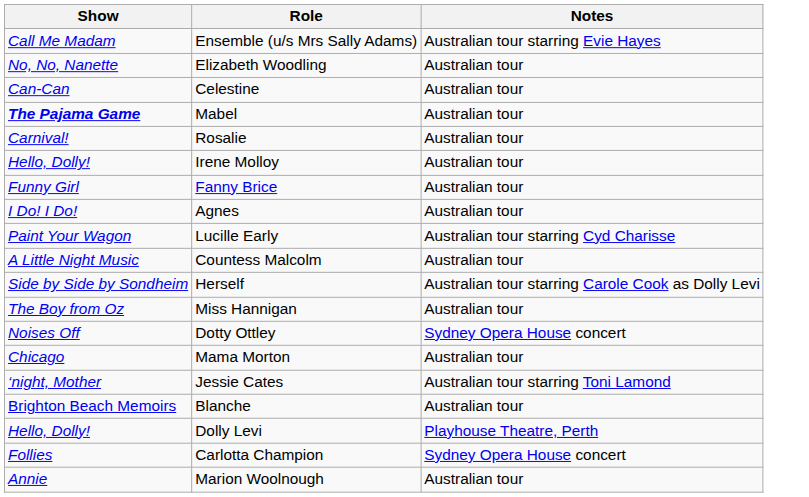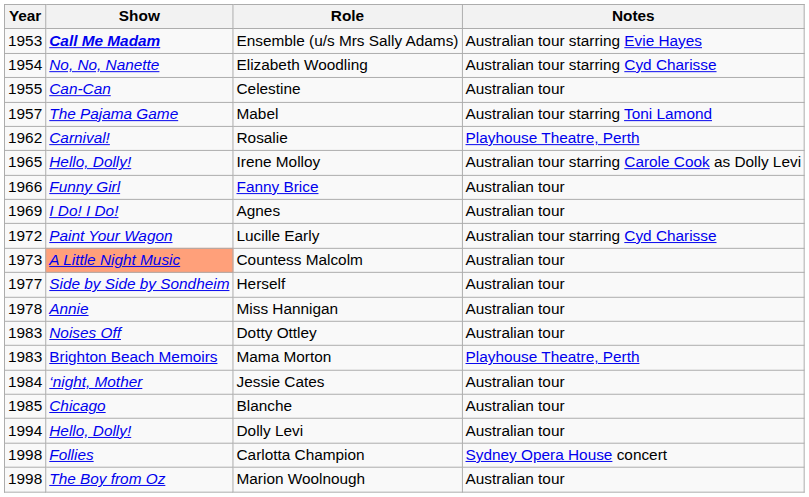+ column: (25, 16)
(62, 41) normal -> (105, 41) bold
(474, 65) Australian tour -> (591, 65) Australian tour starring Cyd Charisse
(74, 114) bold -> (114, 114) normal
(474, 114) Australian tour -> (589, 114) Australian tour starring Toni Lamond
(474, 138) Australian tour -> (552, 138) Playhouse Theatre, Perth
(474, 162) Australian tour -> (633, 162) Australian tour starring Carole Cook as Dolly Levi
(73, 260) no background -> (115, 260) lightsalmon background
(592, 284) Australian tour starring Carole Cook as Dolly Levi -> (515, 284) Australian tour
(66, 308) The Boy from Oz -> (69, 308) Annie
(525, 333) Sydney Opera House concert -> (515, 333) Australian tour
(36, 357) Chicago -> (133, 357) Brighton Beach Memoirs
(474, 357) Australian tour -> (552, 357) Playhouse Theatre, Perth
(548, 382) Australian tour starring Toni Lamond -> (515, 382) Australian tour
(92, 406) Brighton Beach Memoirs -> (77, 406) Chicago
(511, 430) Playhouse Theatre, Perth -> (515, 430) Australian tour
(28, 479) Annie -> (107, 479) The Boy from Oz
